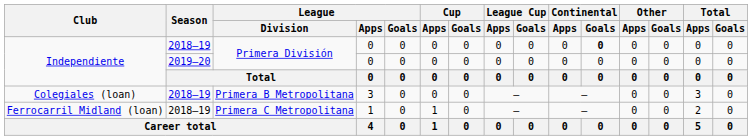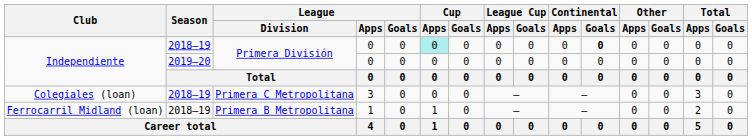(434, 45) no background -> (434, 45) paleturquoise background
(285, 94) Primera B Metropolitana -> (285, 94) Primera C Metropolitana
(285, 110) Primera C Metropolitana -> (285, 110) Primera B Metropolitana
